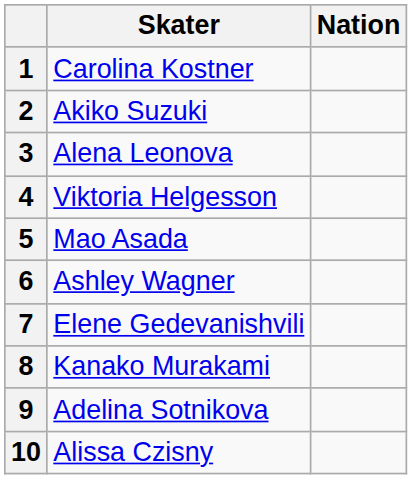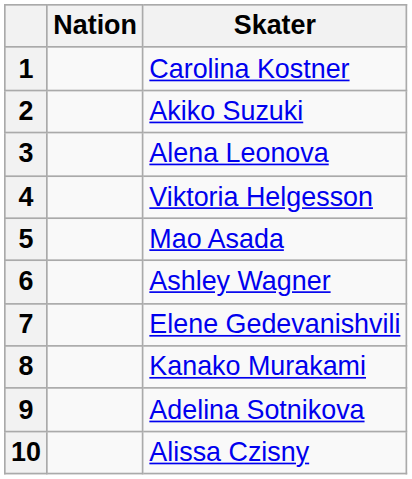columns swapped: (179, 25) <-> (359, 25)
